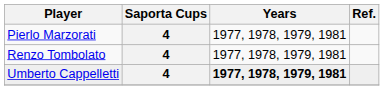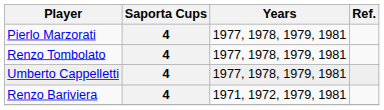(280, 74) bold -> (280, 74) normal
+ row: (52, 94)
